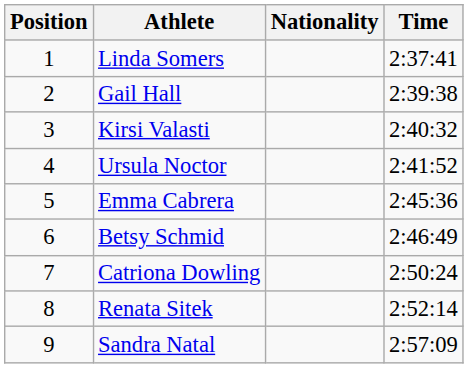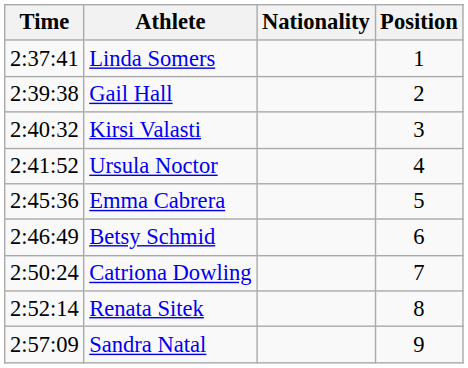columns swapped: (49, 22) <-> (423, 22)
